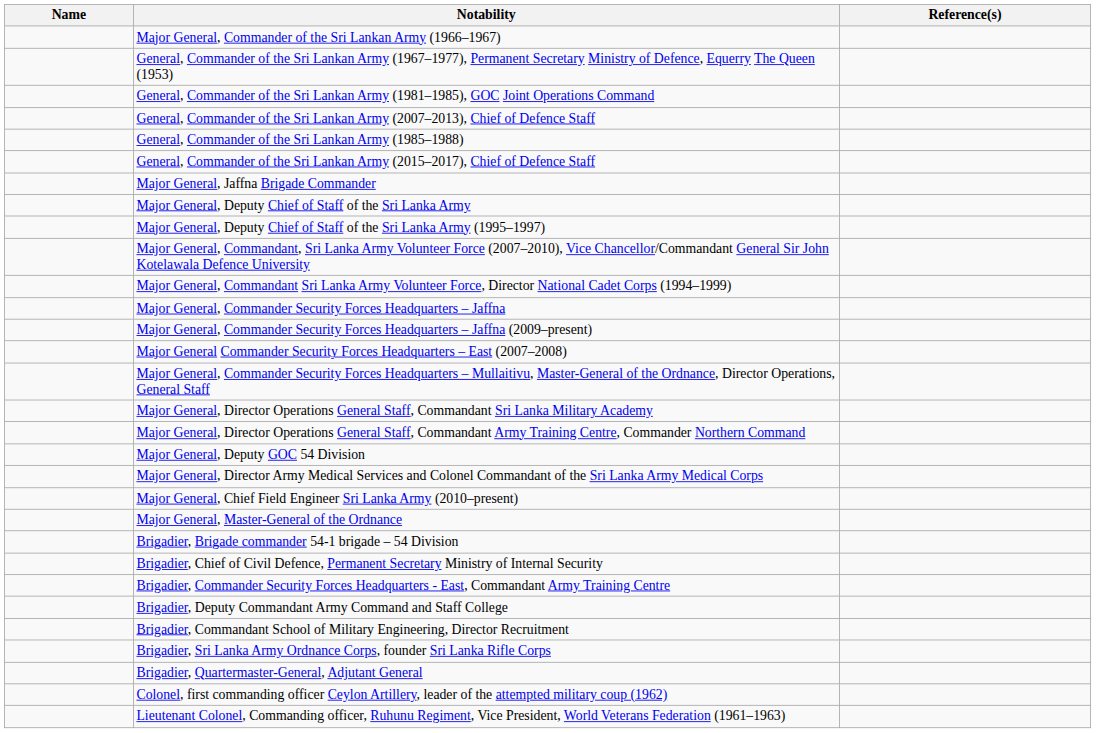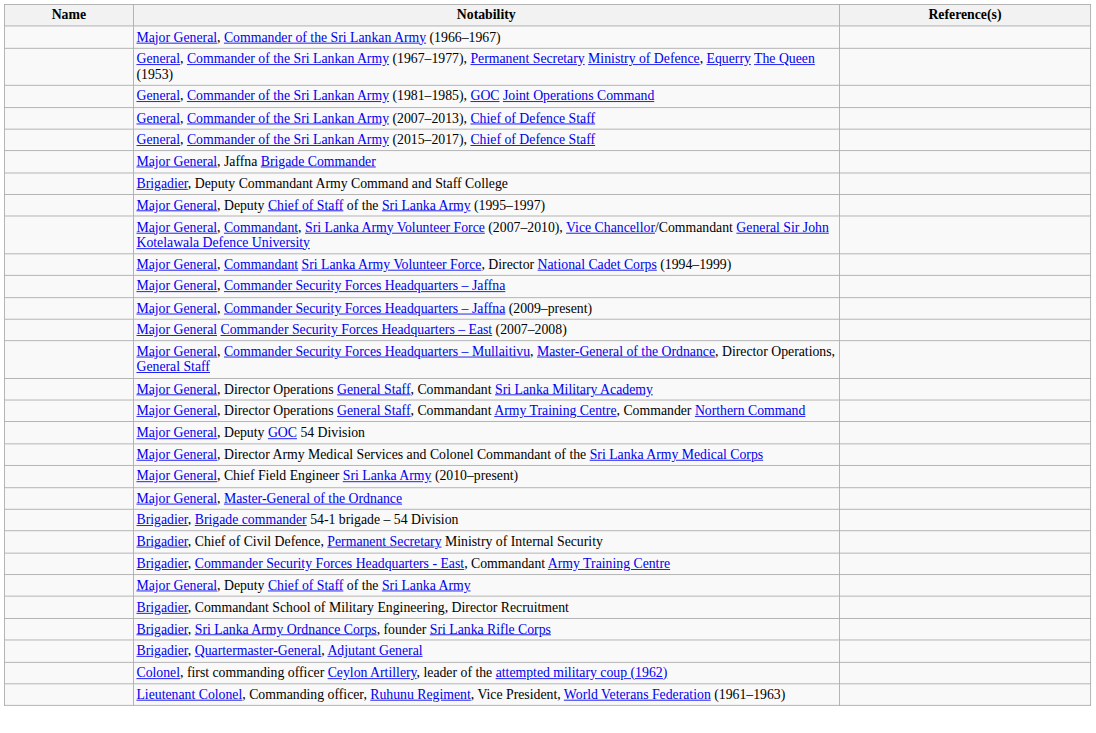- row: (300, 140)
rows swapped: (304, 205) <-> (322, 607)
